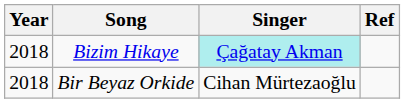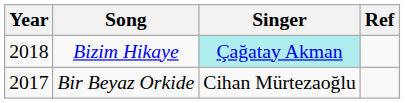(29, 82) 2018 -> (29, 82) 2017
